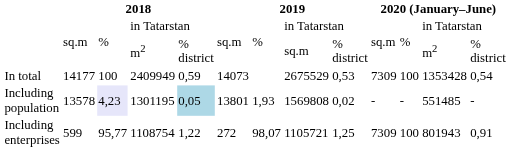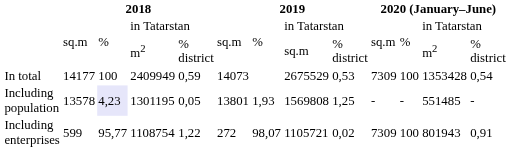(189, 100) lightblue background -> (189, 100) no background
(343, 100) 0,02 -> (343, 100) 1,25
(343, 132) 1,25 -> (343, 132) 0,02
